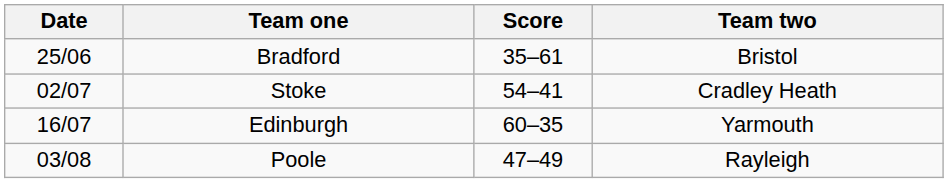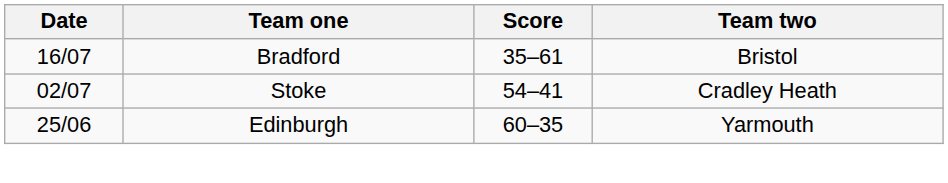(64, 56) 25/06 -> (64, 56) 16/07
(64, 125) 16/07 -> (64, 125) 25/06
- row: (299, 159)
